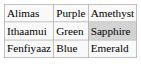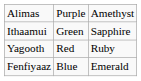(111, 31) lightgrey background -> (111, 31) no background
+ row: (26, 48)
